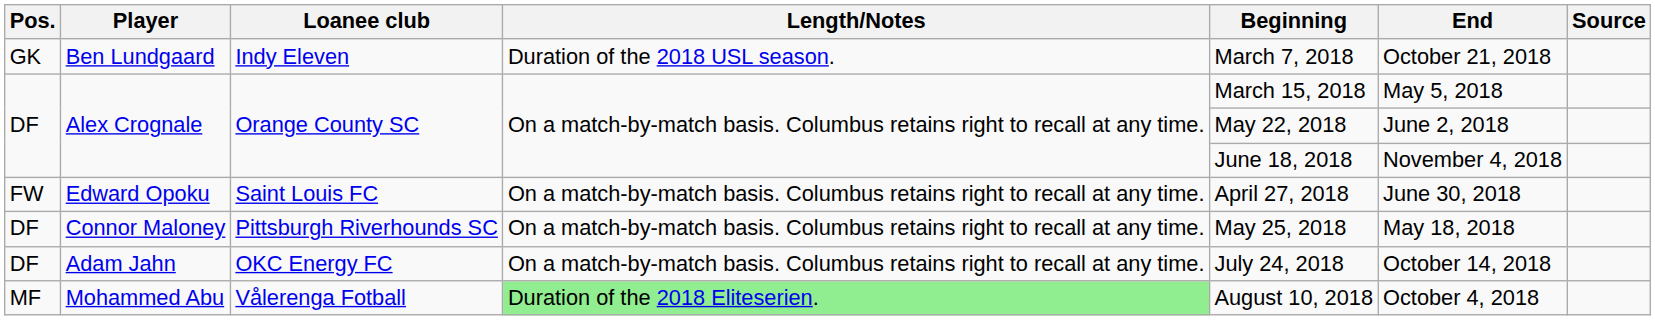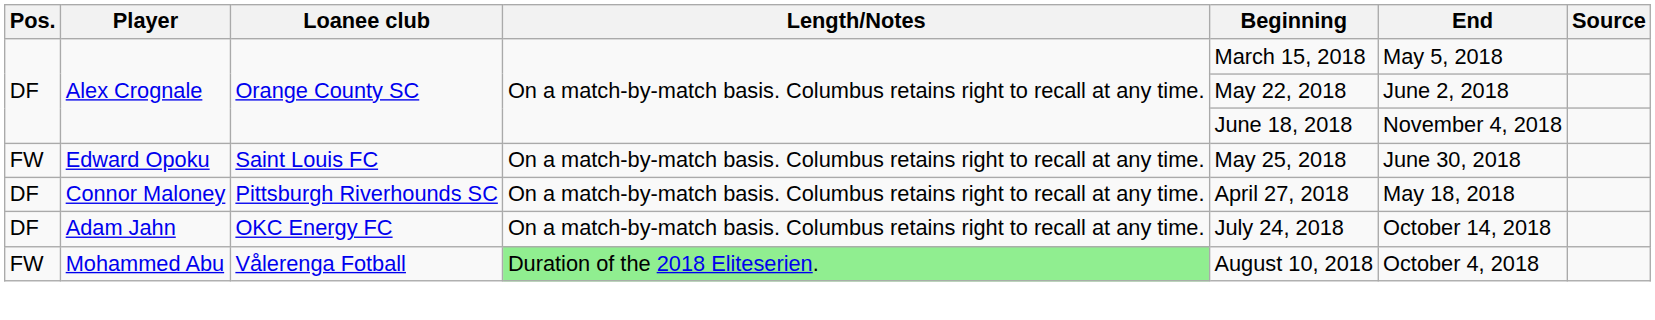- row: (140, 56)
(1282, 194) April 27, 2018 -> (1280, 159) May 25, 2018
(1280, 228) May 25, 2018 -> (1282, 194) April 27, 2018
(25, 297) MF -> (27, 263) FW
